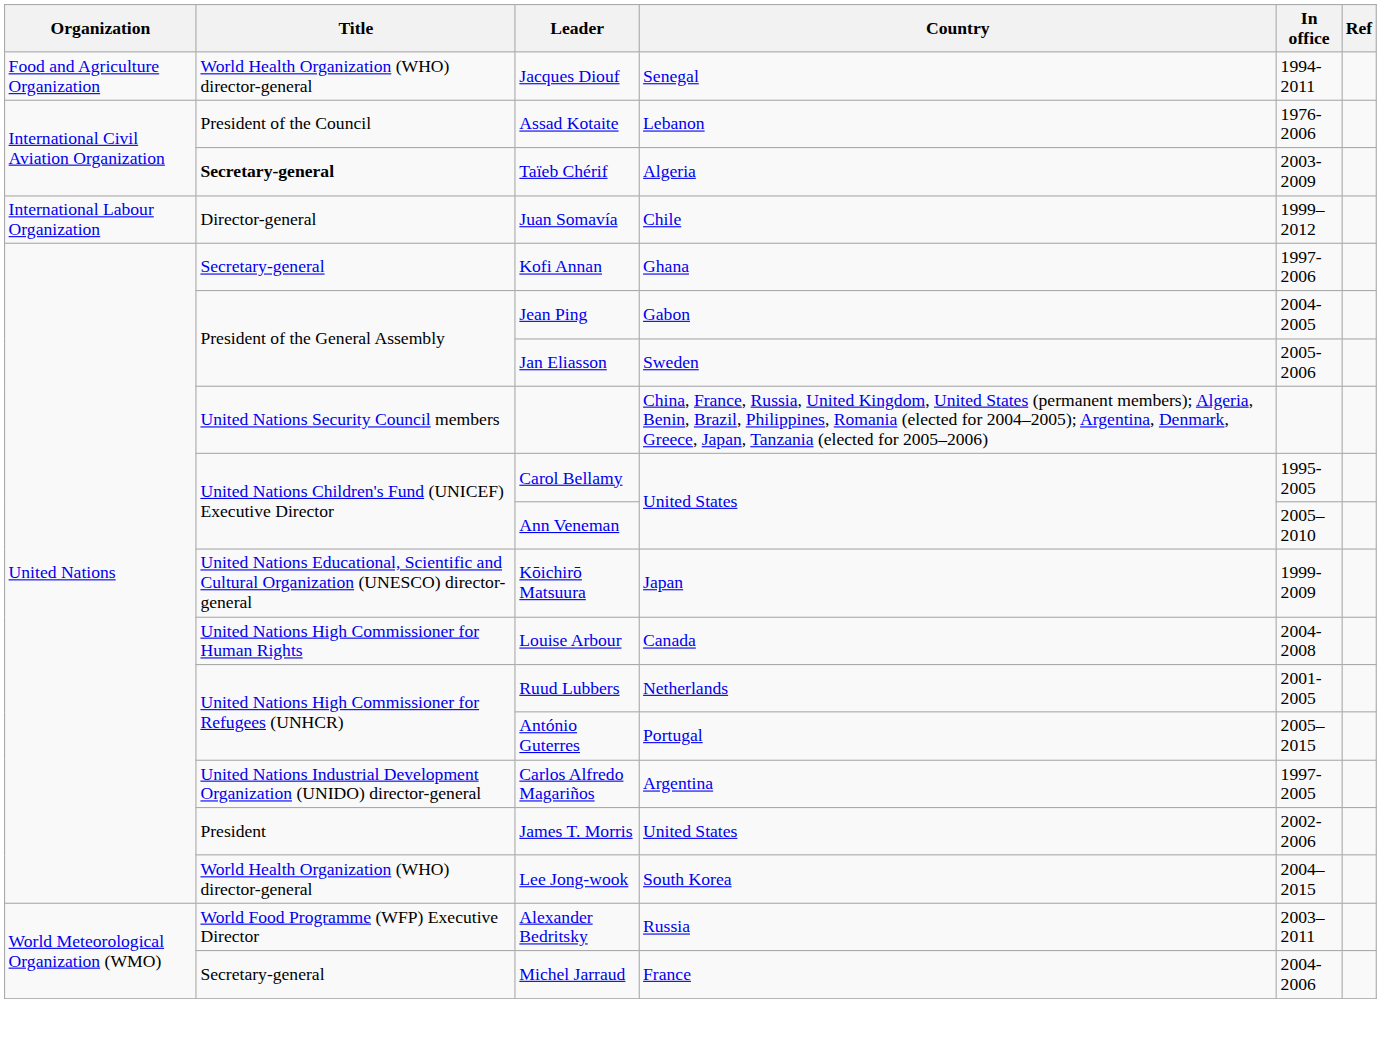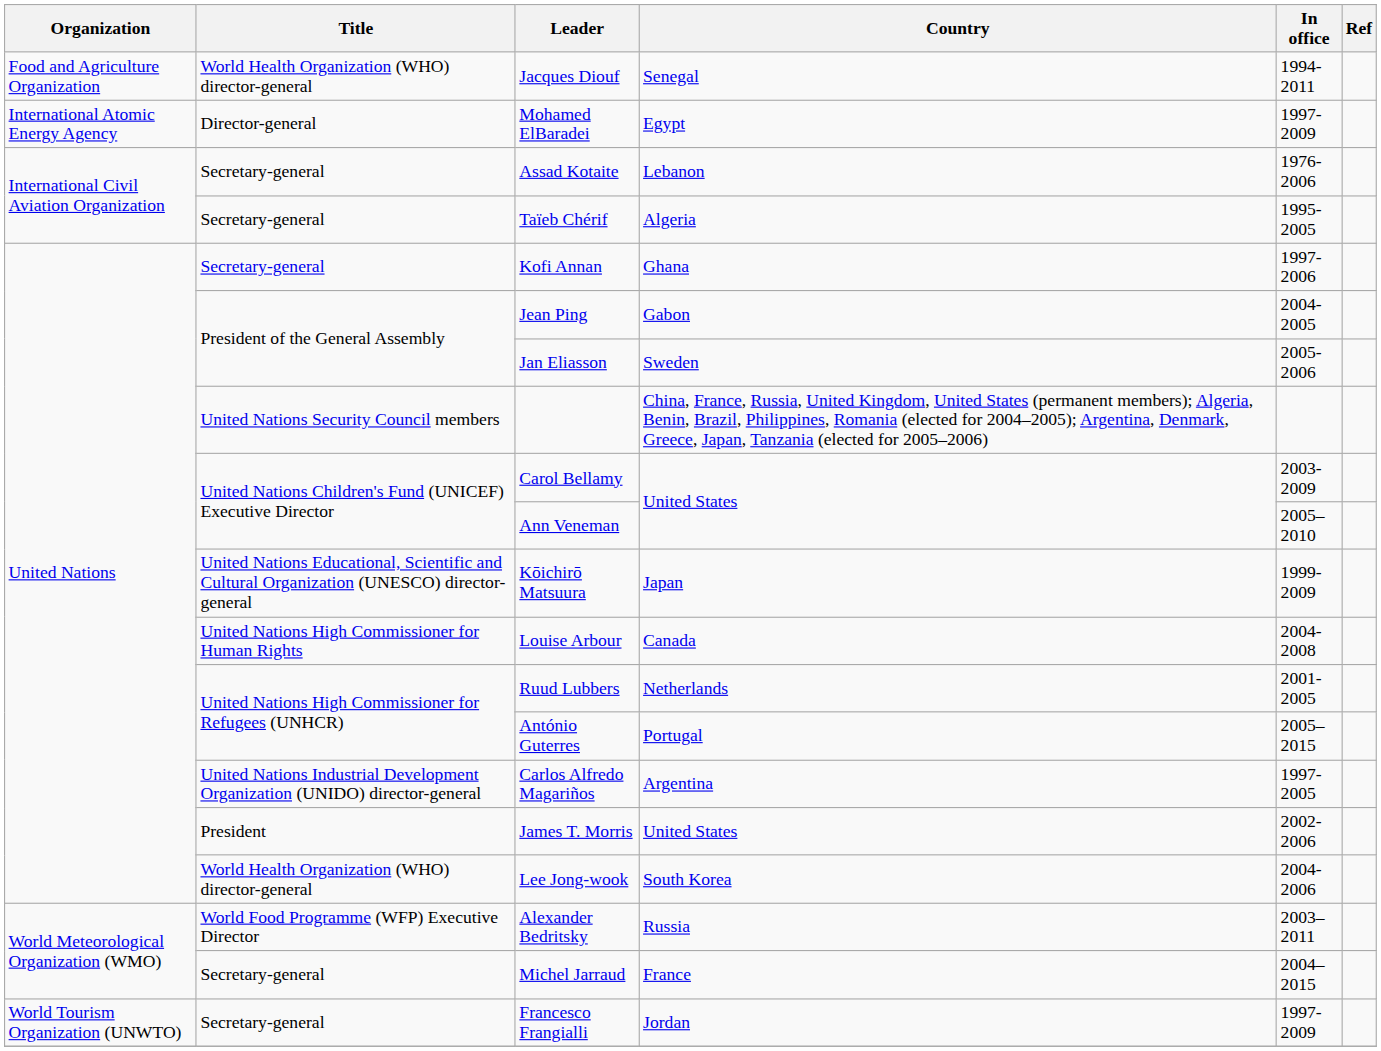+ row: (555, 123)
(286, 123) President of the Council -> (262, 171) Secretary-general
(267, 171) bold -> (262, 219) normal
(1301, 171) 2003-2009 -> (1301, 219) 1995-2005
- row: (568, 219)
(1301, 477) 1995-2005 -> (1301, 477) 2003-2009
(1303, 879) 2004–2015 -> (1301, 879) 2004-2006
(1301, 974) 2004-2006 -> (1303, 974) 2004–2015
+ row: (555, 1022)
